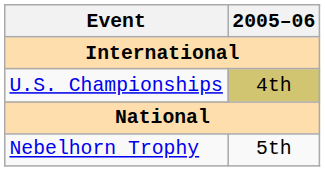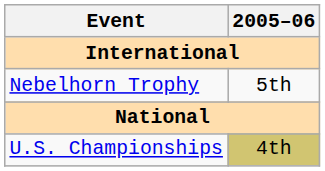rows swapped: (104, 150) <-> (116, 85)
